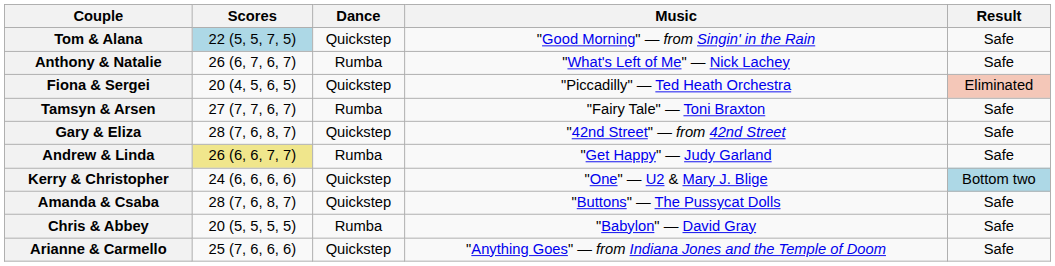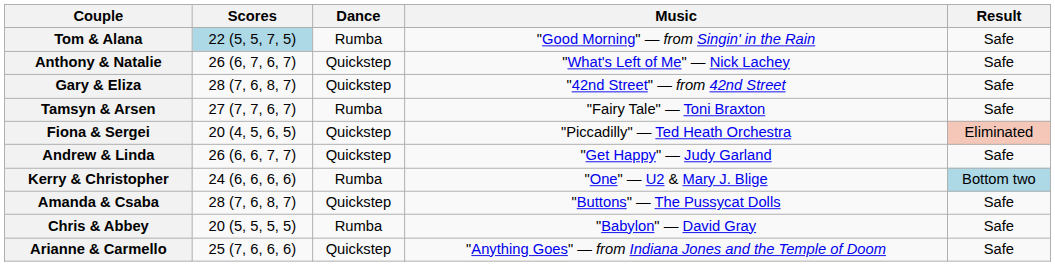(358, 39) Quickstep -> (358, 39) Rumba
(358, 62) Rumba -> (358, 62) Quickstep
rows swapped: (98, 86) <-> (98, 132)
(252, 156) khaki background -> (252, 156) no background
(358, 156) Rumba -> (358, 156) Quickstep
(358, 179) Quickstep -> (358, 179) Rumba
